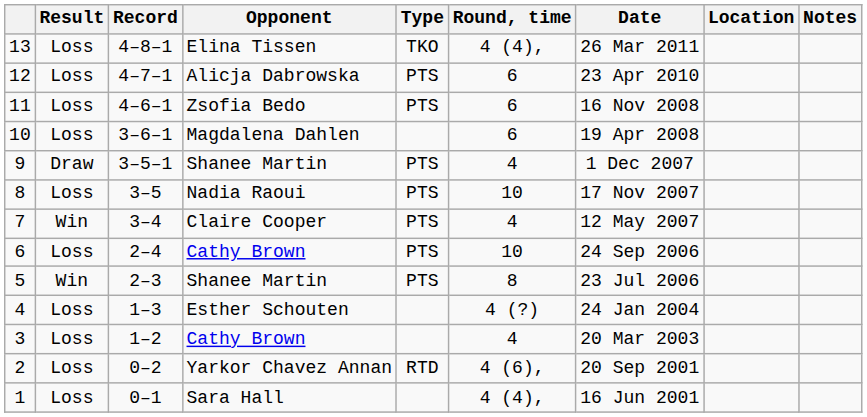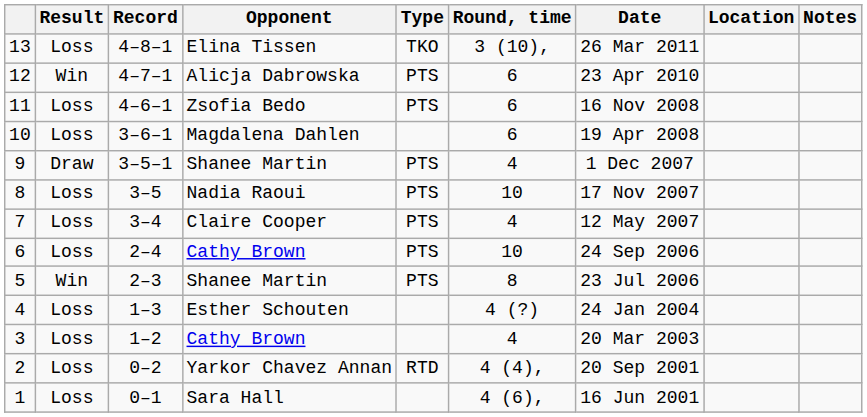(512, 49) 4 (4), -> (512, 49) 3 (10),
(72, 78) Loss -> (72, 78) Win
(72, 223) Win -> (72, 223) Loss
(512, 369) 4 (6), -> (512, 369) 4 (4),
(512, 398) 4 (4), -> (512, 398) 4 (6),
